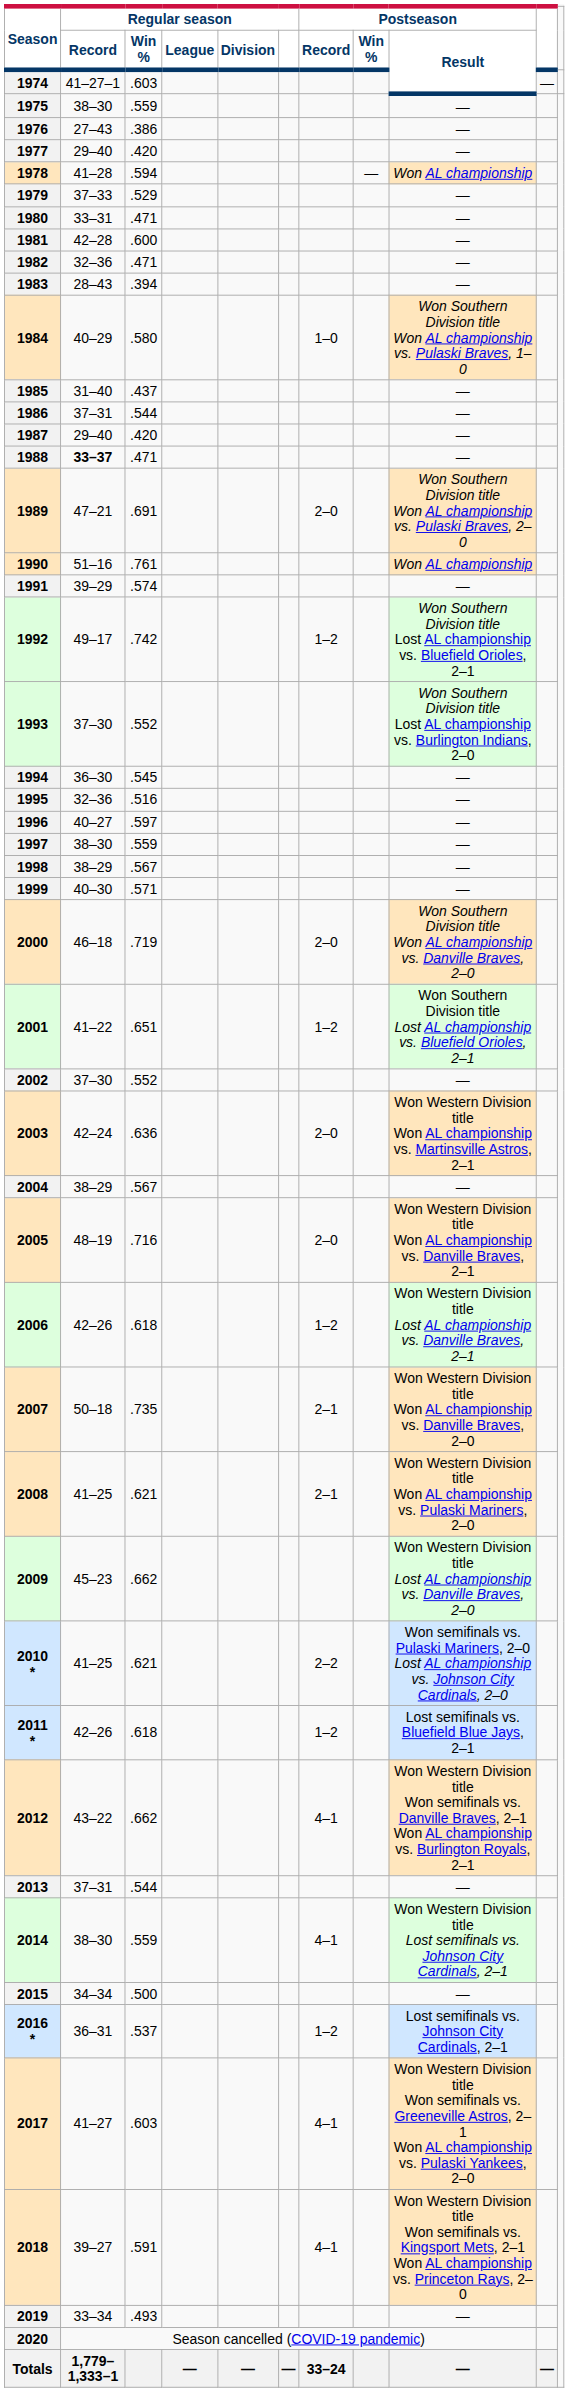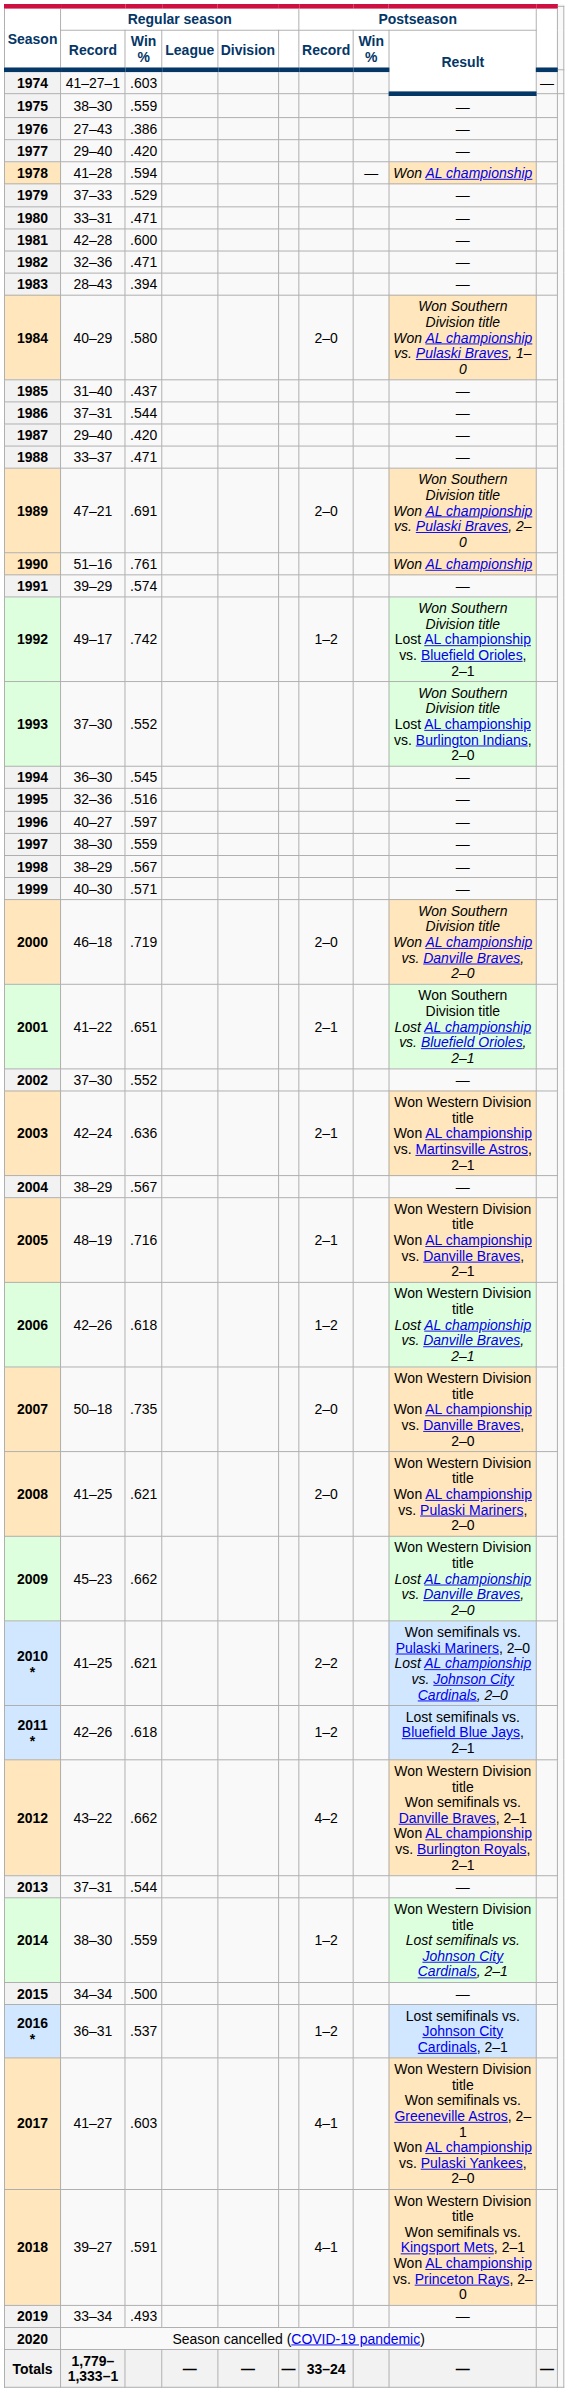(326, 337) 1–0 -> (326, 337) 2–0
(93, 457) bold -> (93, 457) normal
(326, 1027) 1–2 -> (326, 1027) 2–1
(326, 1133) 2–0 -> (326, 1133) 2–1
(326, 1240) 2–0 -> (326, 1240) 2–1
(326, 1410) 2–1 -> (326, 1410) 2–0
(326, 1494) 2–1 -> (326, 1494) 2–0
(326, 1818) 4–1 -> (326, 1818) 4–2
(326, 1940) 4–1 -> (326, 1940) 1–2
